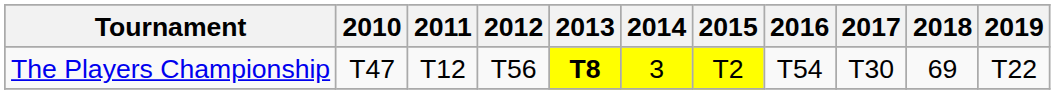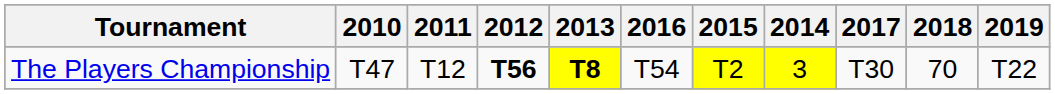columns swapped: (657, 26) <-> (800, 26)
(514, 68) normal -> (514, 68) bold
(943, 68) 69 -> (943, 68) 70
